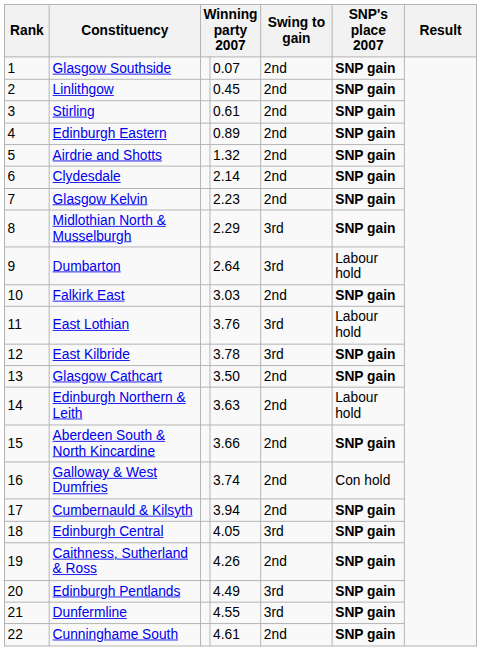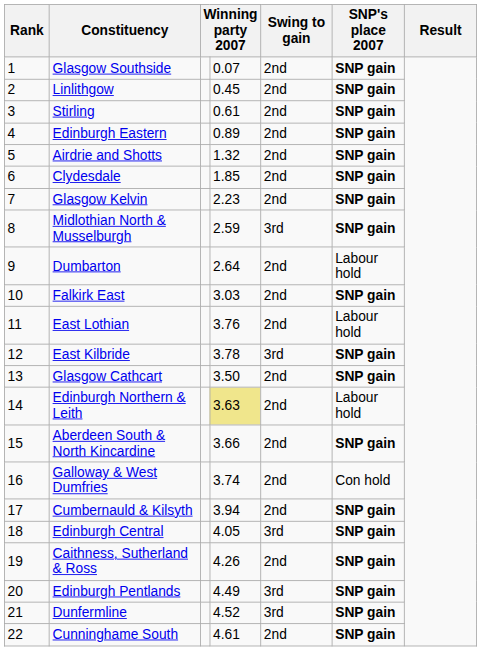(226, 177) 2.14 -> (226, 177) 1.85
(226, 228) 2.29 -> (226, 228) 2.59
(274, 265) 3rd -> (275, 265) 2nd
(274, 325) 3rd -> (275, 325) 2nd
(226, 406) no background -> (226, 406) khaki background
(226, 613) 4.55 -> (226, 613) 4.52
